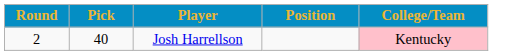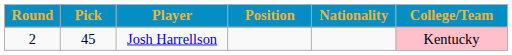+ column: (354, 15)
(101, 38) 40 -> (88, 38) 45
